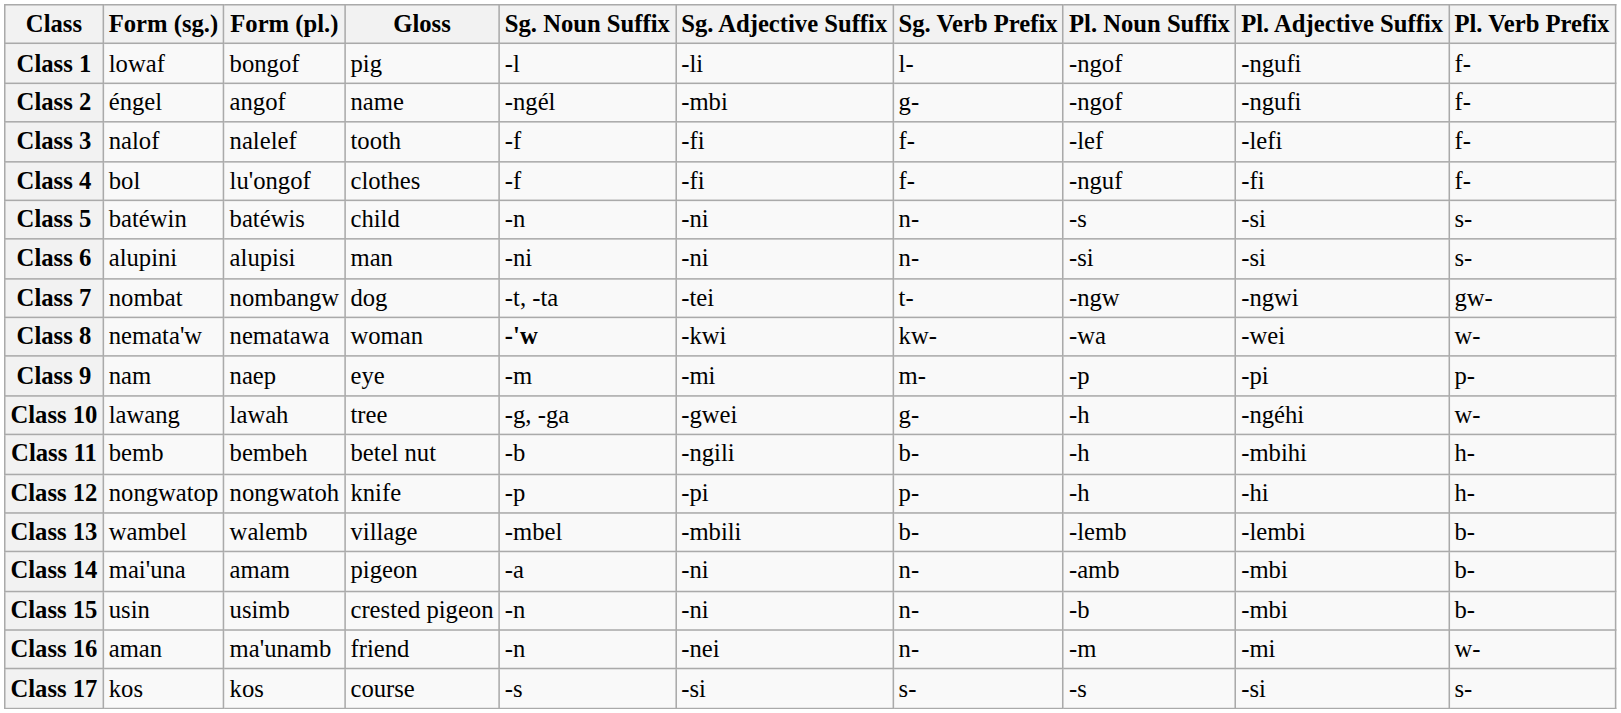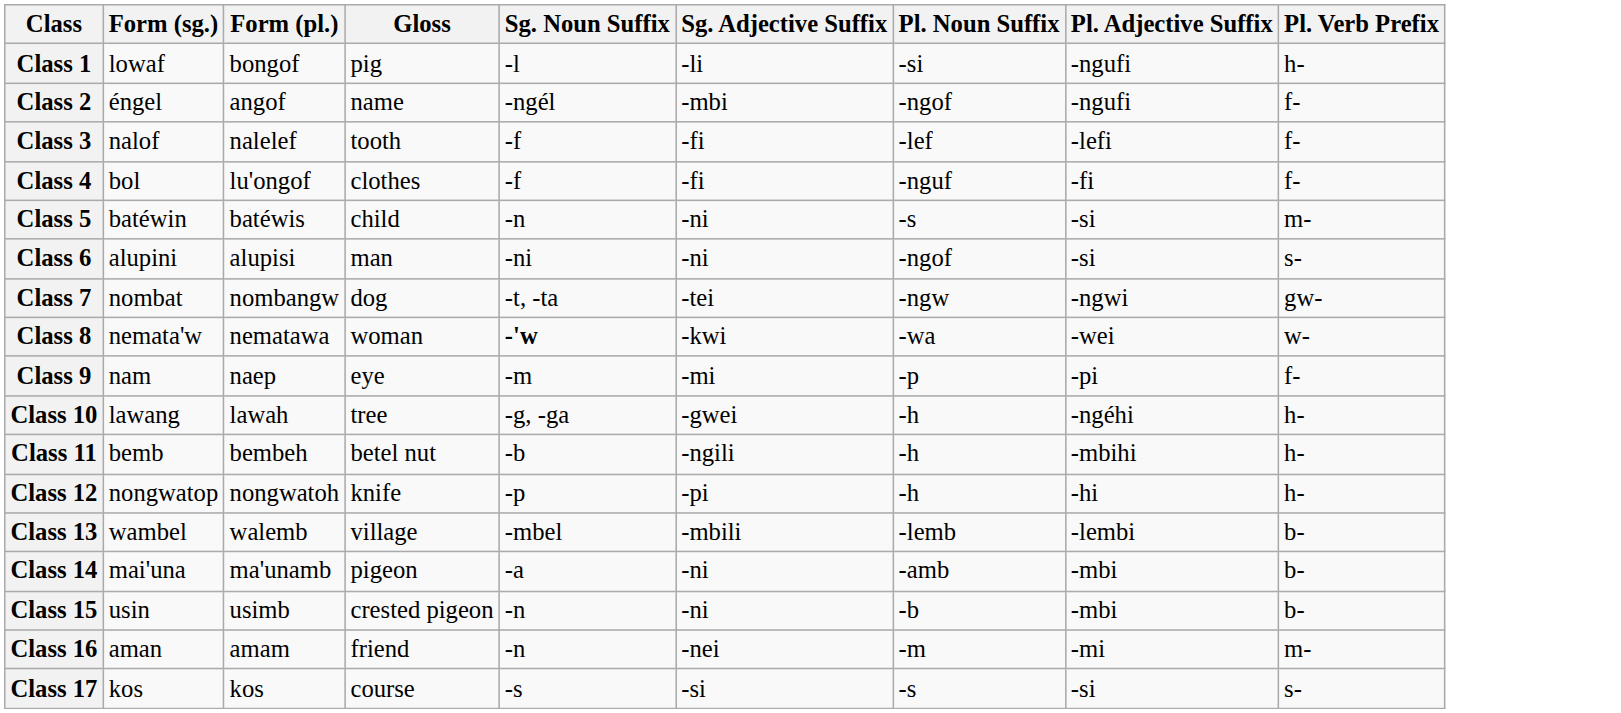- column: (978, 24)
(1096, 63) -ngof -> (911, 63) -si
(1463, 63) f- -> (1294, 63) h-
(1463, 219) s- -> (1298, 219) m-
(1081, 258) -si -> (925, 258) -ngof
(1465, 375) p- -> (1292, 375) f-
(1467, 414) w- -> (1294, 414) h-
(260, 571) amam -> (280, 571) ma'unamb
(280, 649) ma'unamb -> (260, 649) amam
(1467, 649) w- -> (1298, 649) m-
